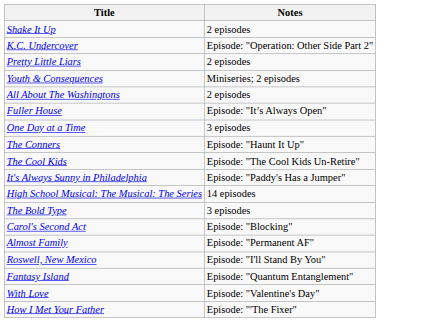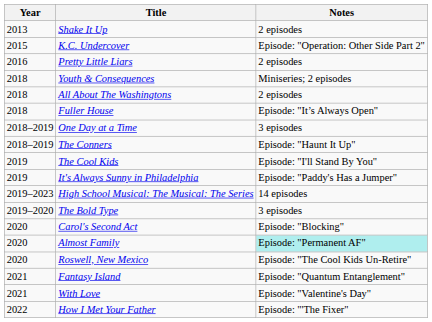+ column: (30, 12)
(283, 161) Episode: "The Cool Kids Un-Retire" -> (318, 161) Episode: "I'll Stand By You"
(260, 243) no background -> (312, 243) paleturquoise background
(266, 260) Episode: "I'll Stand By You" -> (335, 260) Episode: "The Cool Kids Un-Retire"
